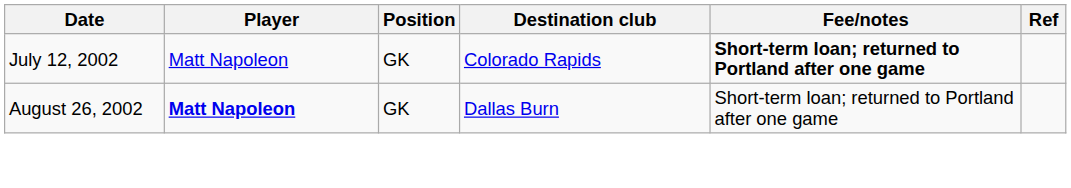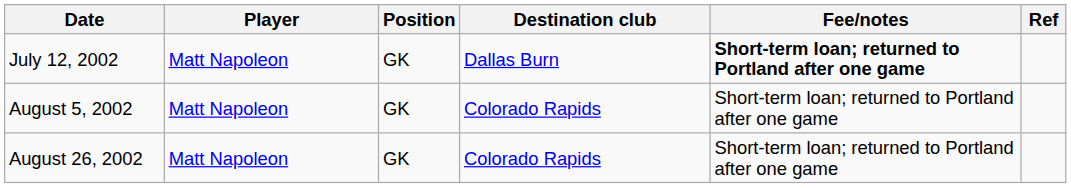(532, 59) Colorado Rapids -> (511, 59) Dallas Burn
+ row: (71, 108)
(232, 108) bold -> (228, 158) normal
(511, 108) Dallas Burn -> (532, 158) Colorado Rapids
